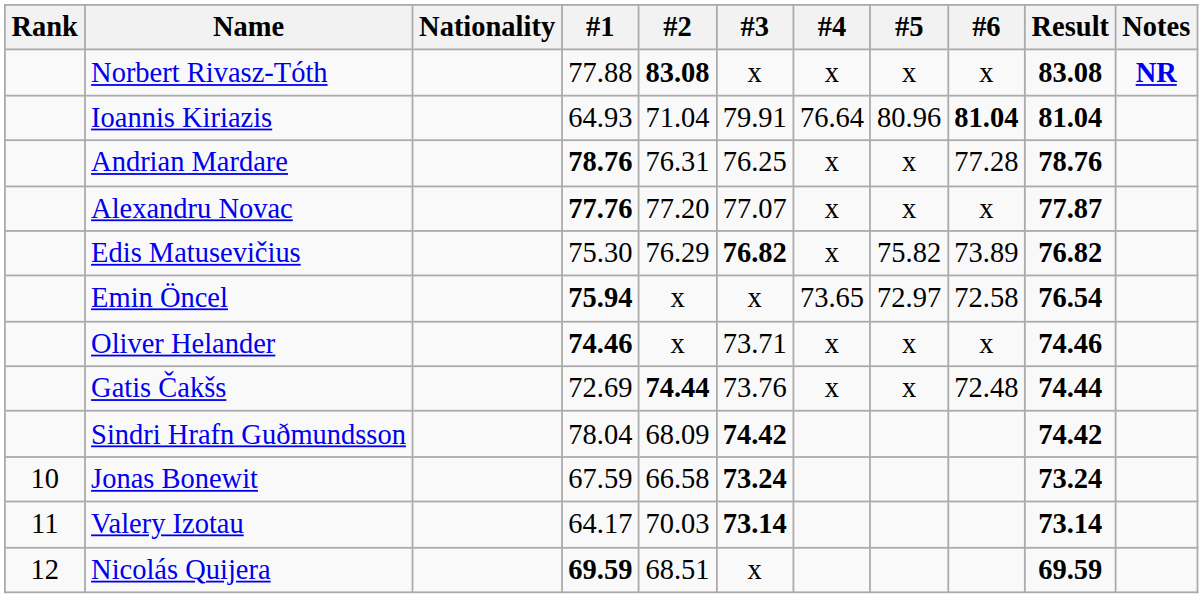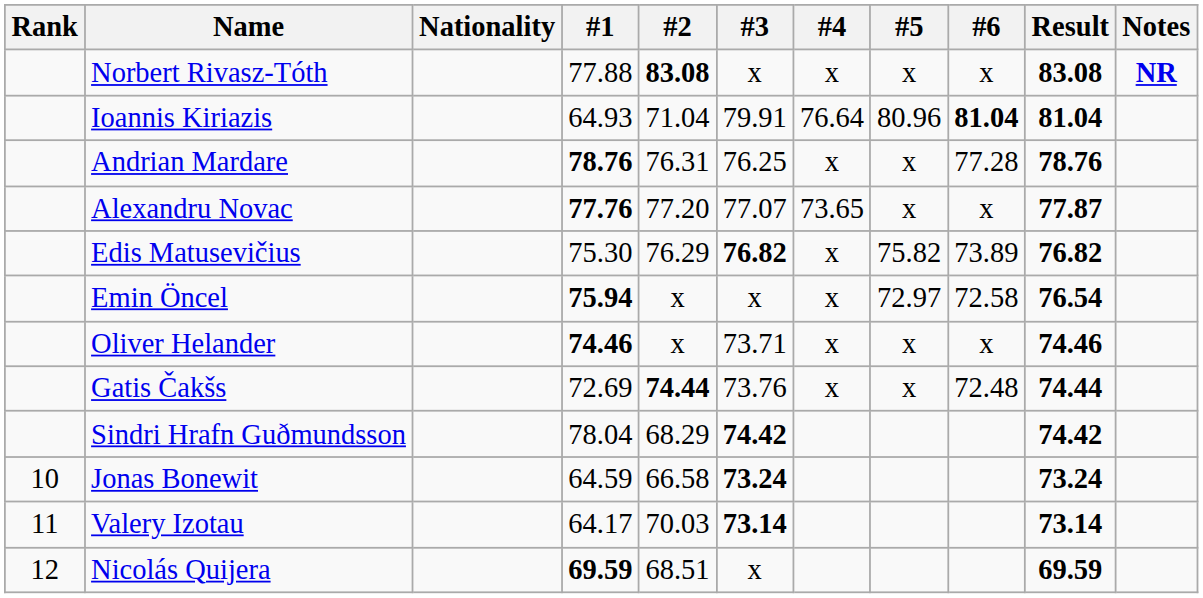(832, 207) x -> (832, 207) 73.65
(832, 298) 73.65 -> (832, 298) x
(678, 433) 68.09 -> (678, 433) 68.29
(600, 478) 67.59 -> (600, 478) 64.59
